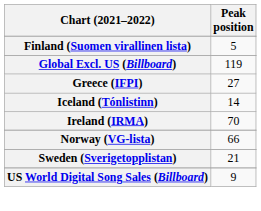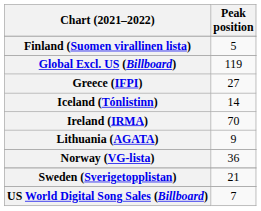+ row: (107, 139)
(233, 139) 66 -> (233, 158) 36
(233, 177) 9 -> (233, 196) 7
